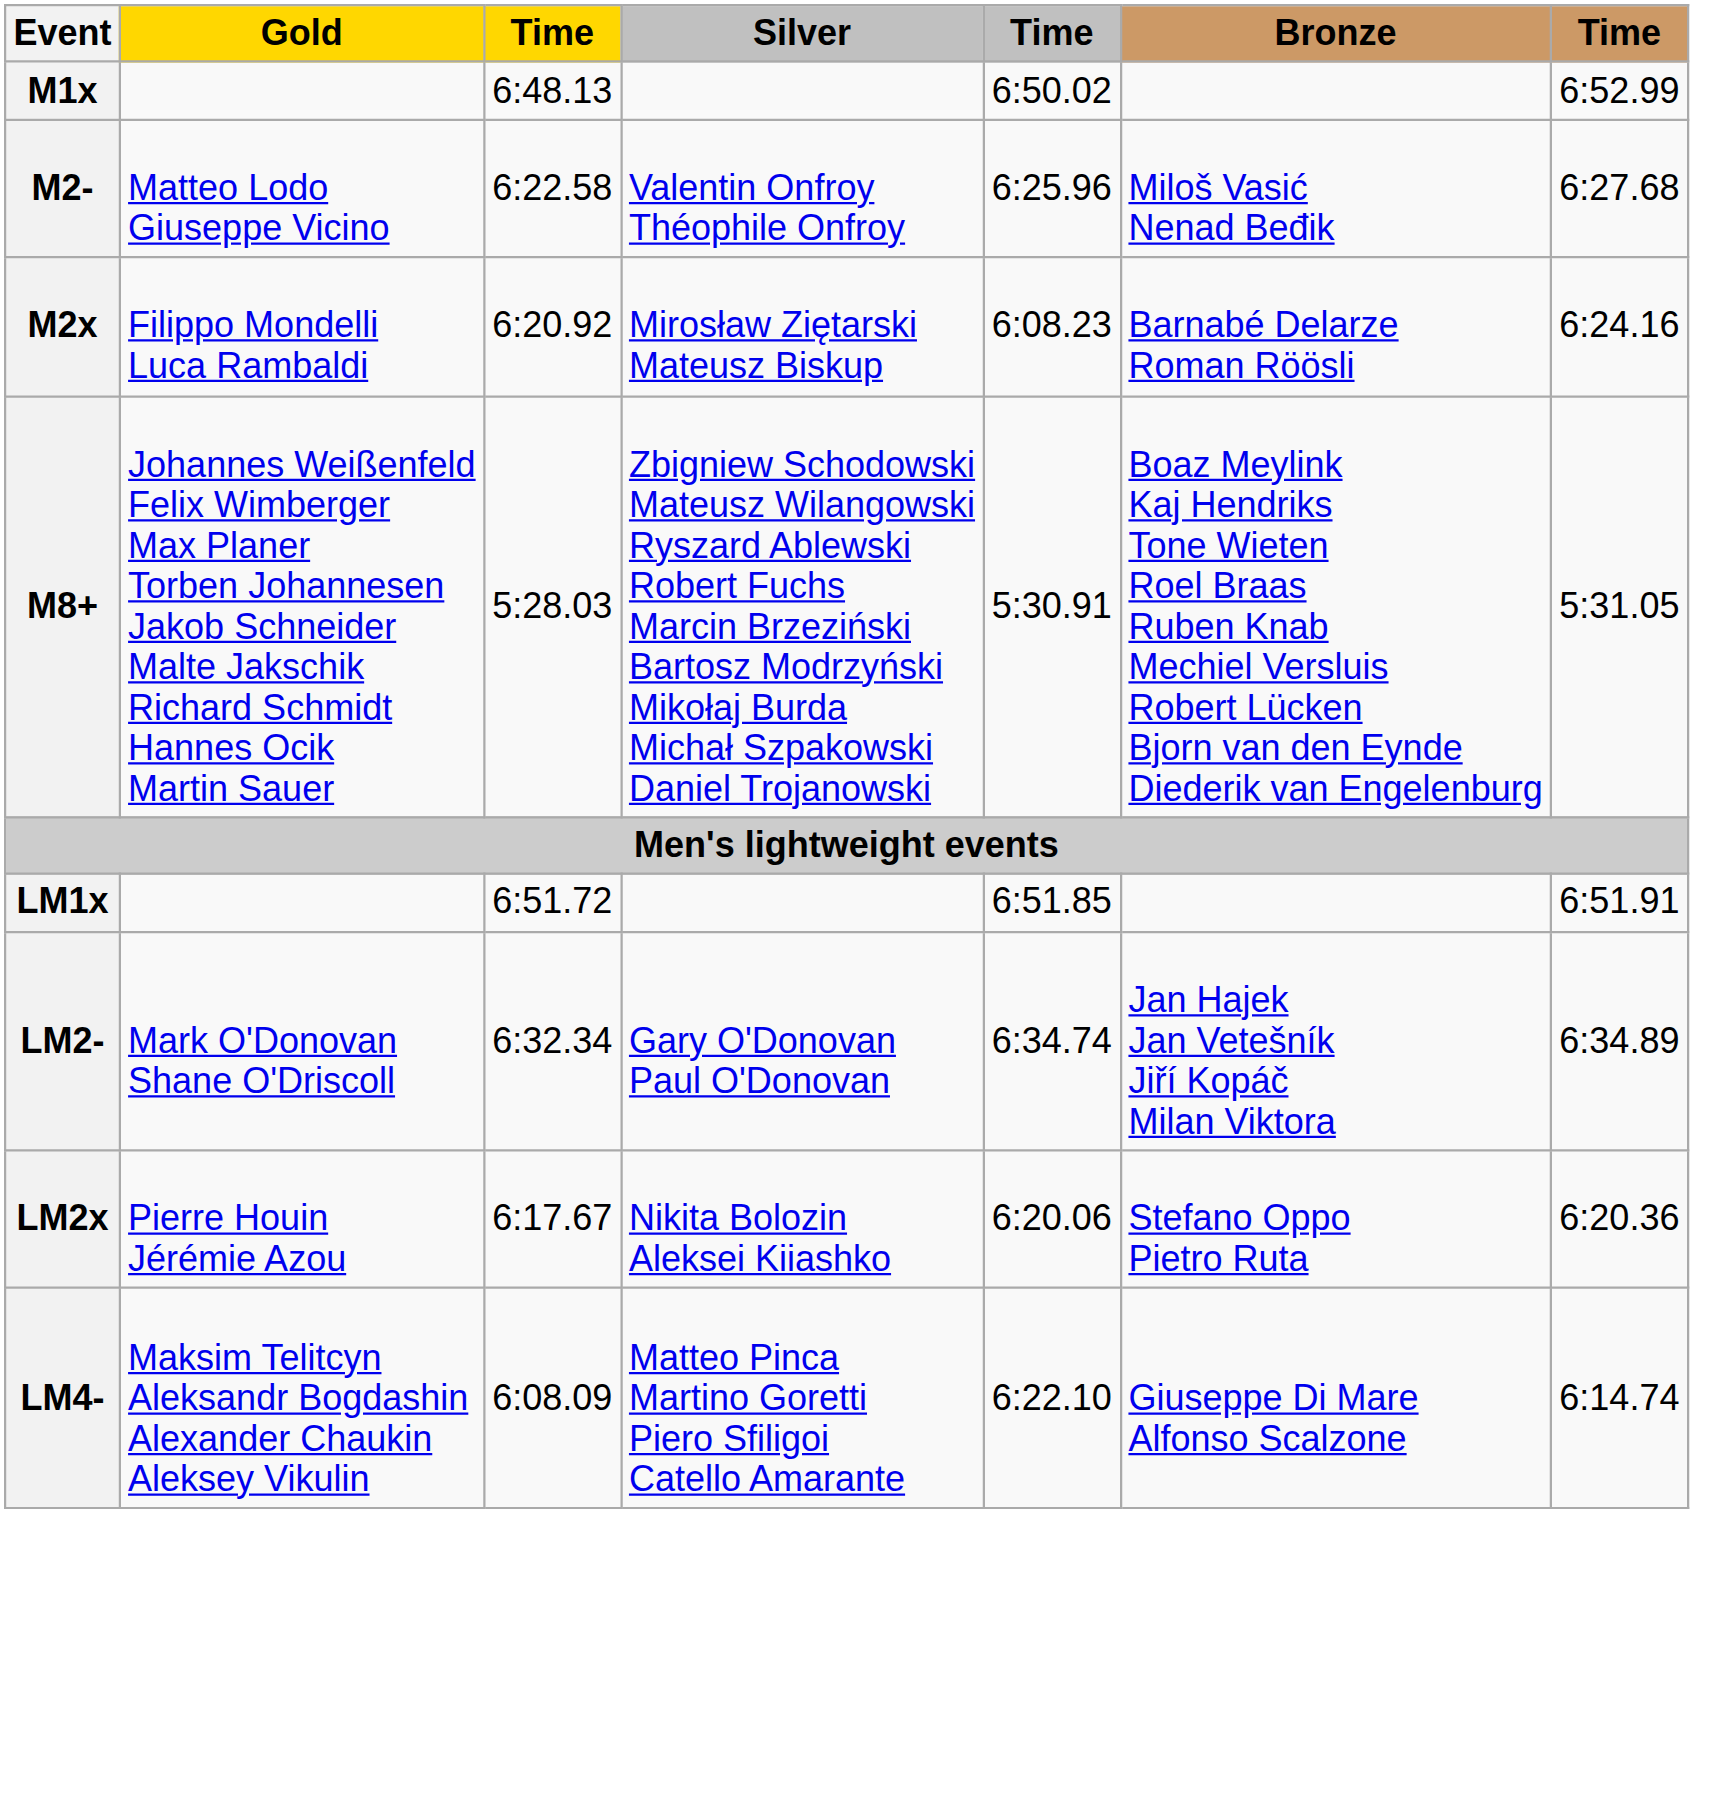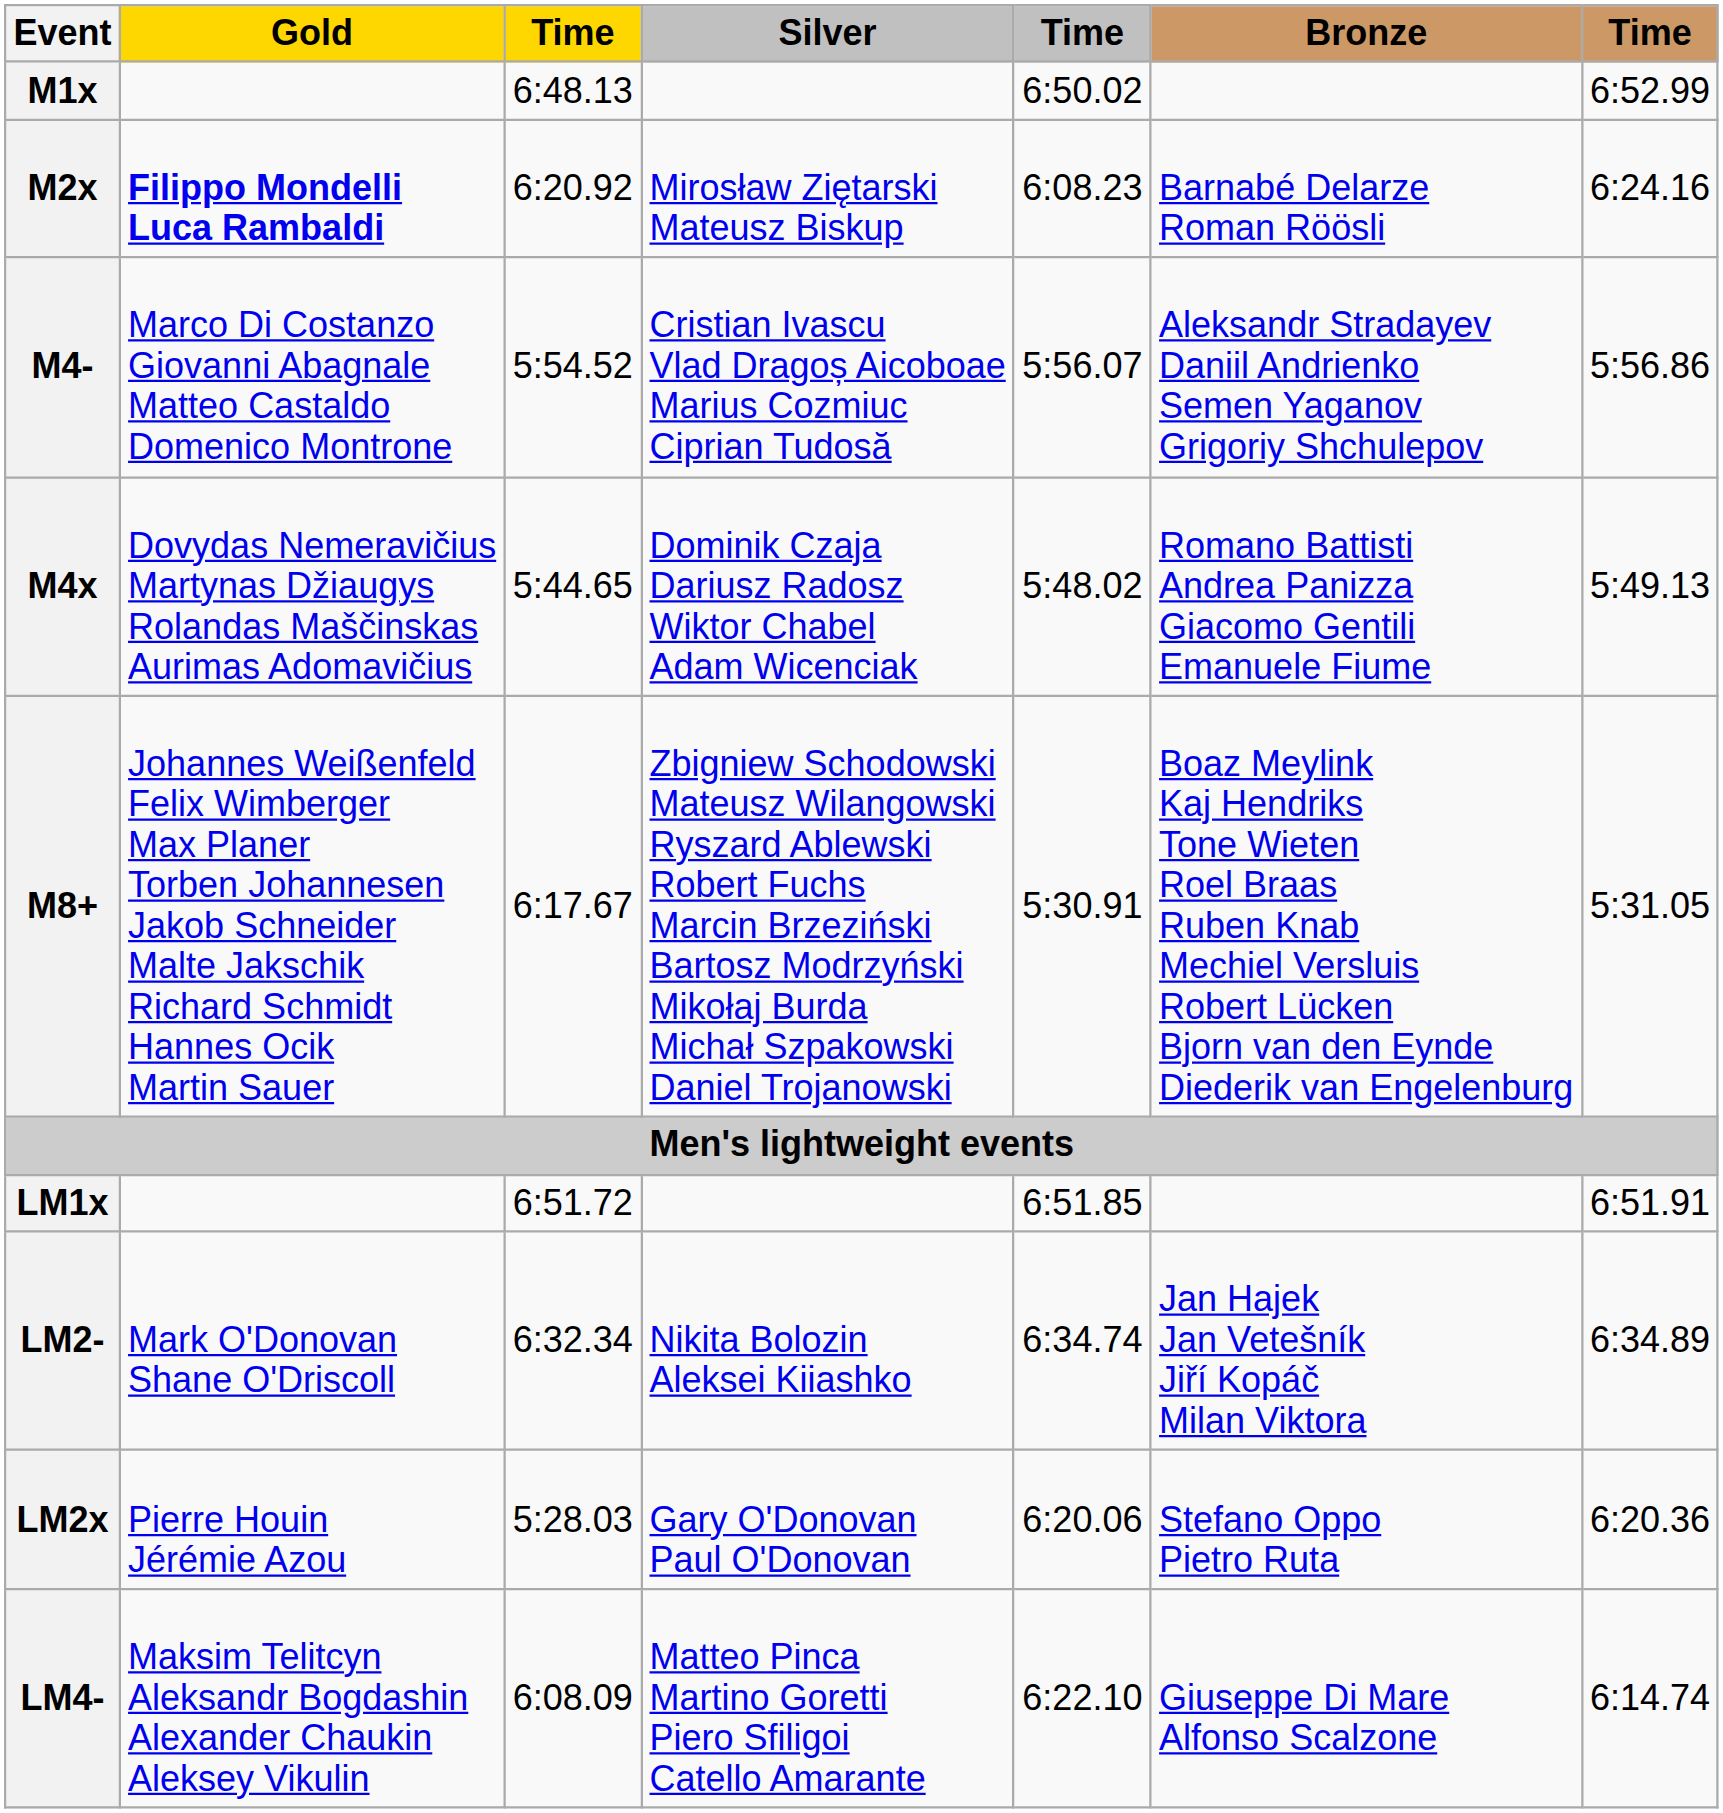- row: (62, 187)
(253, 346) normal -> (265, 207) bold
+ row: (62, 366)
+ row: (62, 585)
(552, 605) 5:28.03 -> (573, 905) 6:17.67
(762, 1060) Gary O'Donovan Paul O'Donovan -> (781, 1360) Nikita Bolozin Aleksei Kiiashko
(552, 1218) 6:17.67 -> (573, 1518) 5:28.03
(760, 1239) Nikita Bolozin Aleksei Kiiashko -> (783, 1539) Gary O'Donovan Paul O'Donovan
